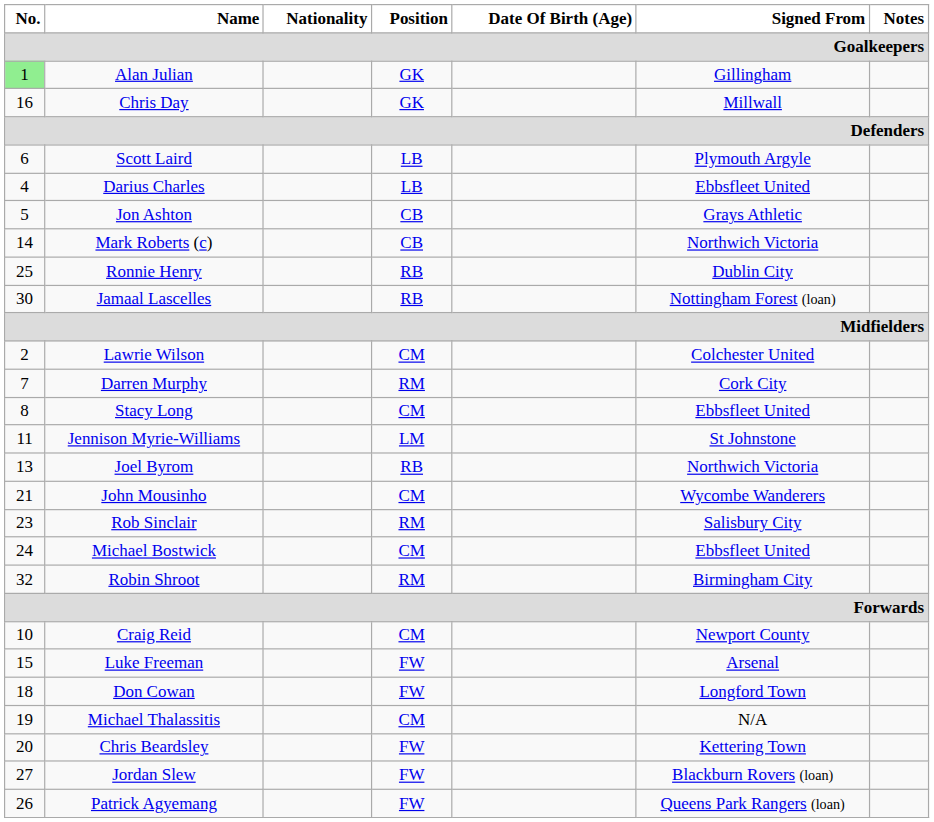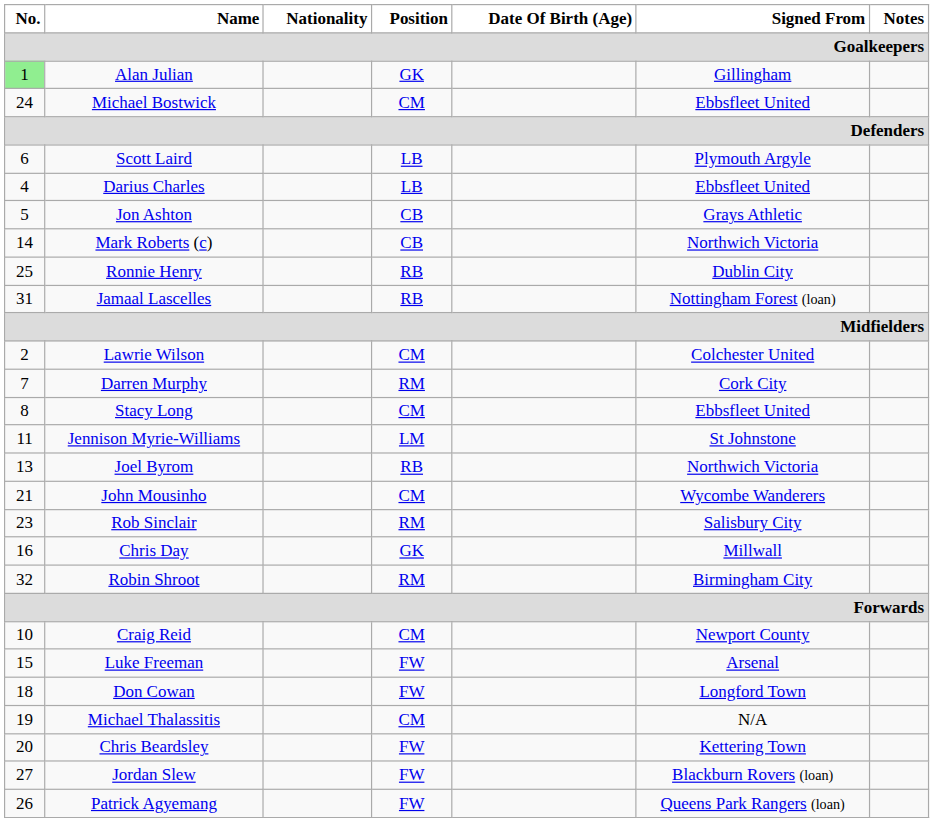rows swapped: (154, 102) <-> (154, 551)
(25, 299) 30 -> (25, 299) 31
